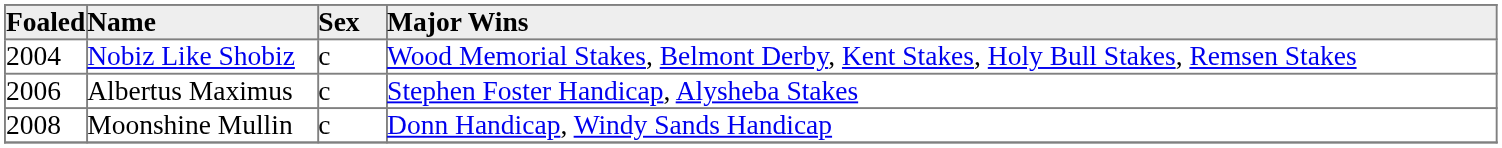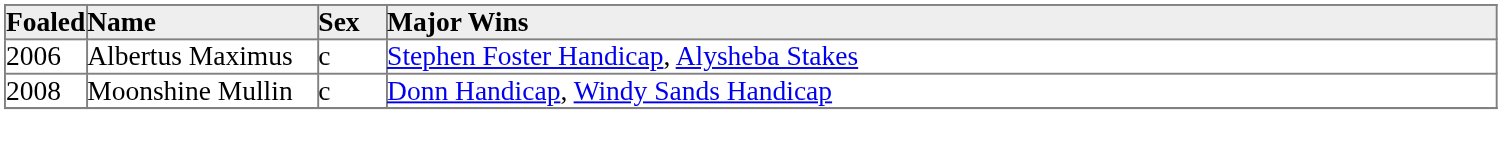- row: (191, 56)
